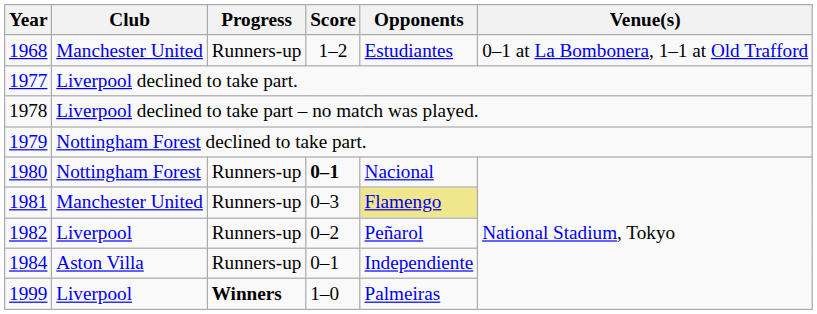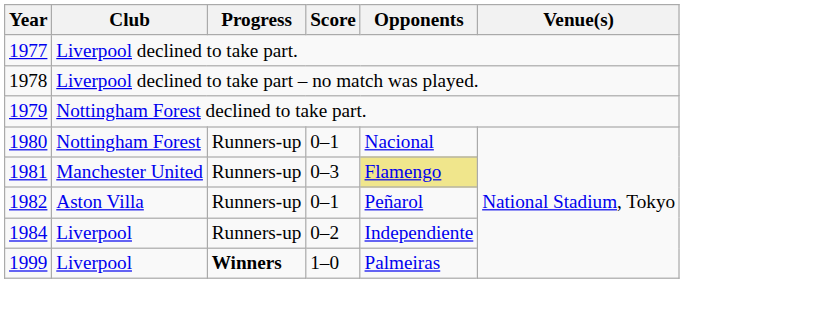- row: (28, 50)
(325, 171) bold -> (325, 141) normal
(94, 232) Liverpool -> (100, 202) Aston Villa
(325, 232) 0–2 -> (325, 202) 0–1
(100, 263) Aston Villa -> (94, 232) Liverpool
(325, 263) 0–1 -> (325, 232) 0–2
